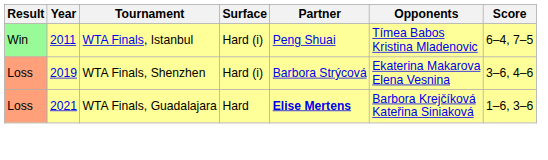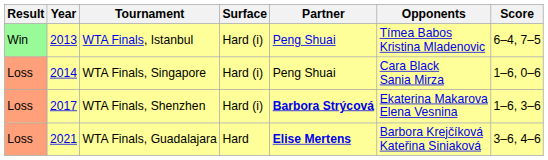(63, 40) 2011 -> (63, 40) 2013
+ row: (144, 73)
(63, 73) 2019 -> (63, 106) 2017
(320, 73) normal -> (323, 106) bold
(510, 73) 3–6, 4–6 -> (517, 106) 1–6, 3–6
(510, 106) 1–6, 3–6 -> (517, 139) 3–6, 4–6
